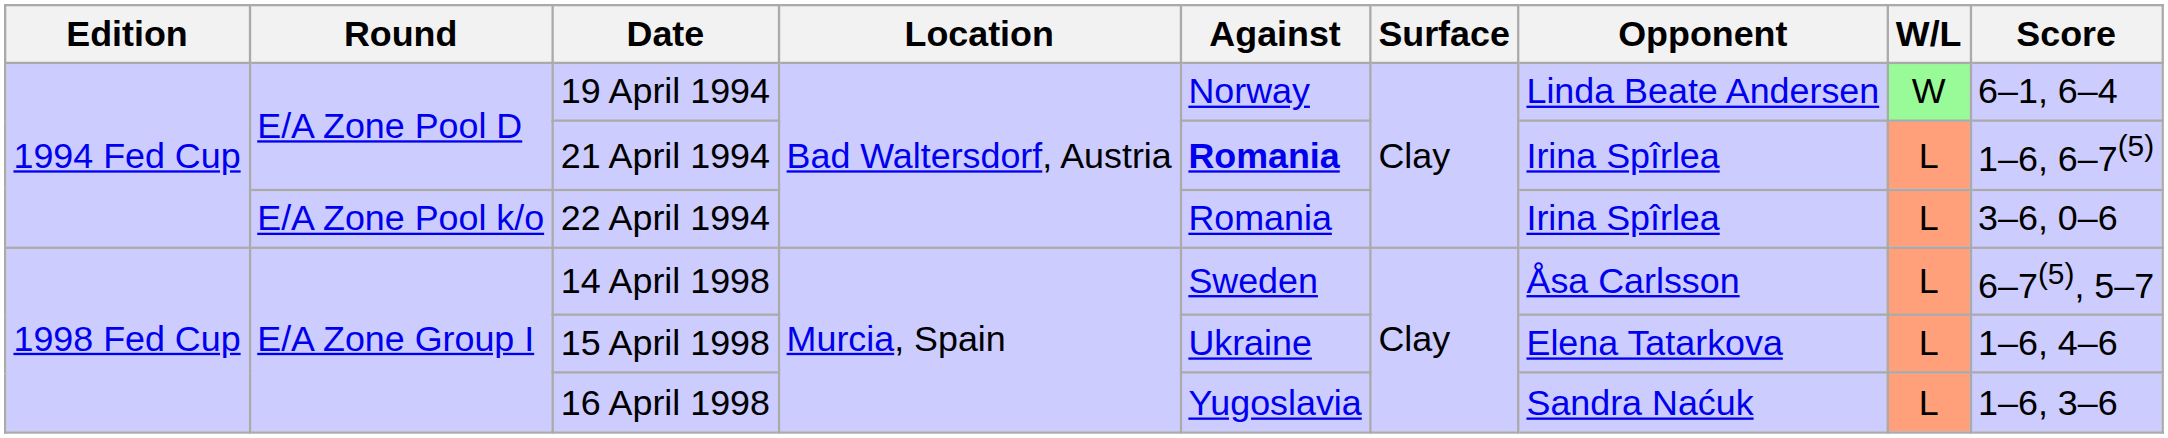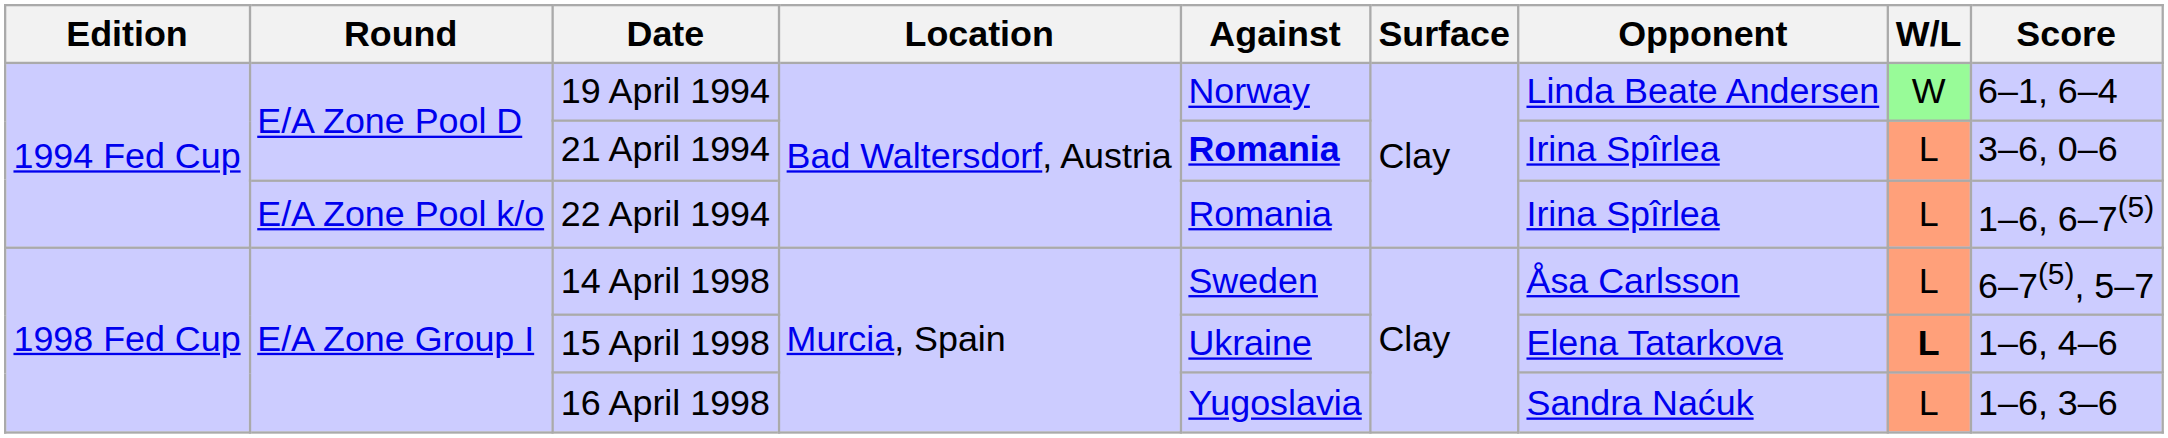(2066, 154) 1–6, 6–7(5) -> (2048, 149) 3–6, 0–6
(2048, 217) 3–6, 0–6 -> (2066, 212) 1–6, 6–7(5)
(1929, 343) normal -> (1929, 343) bold
